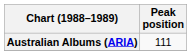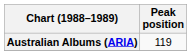(163, 42) 111 -> (163, 42) 119
